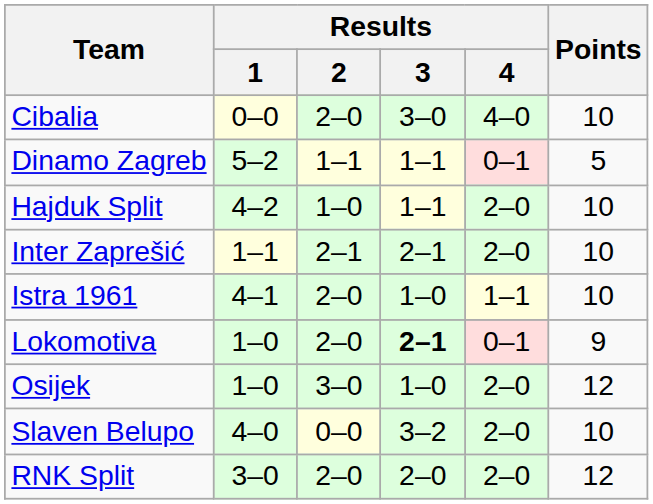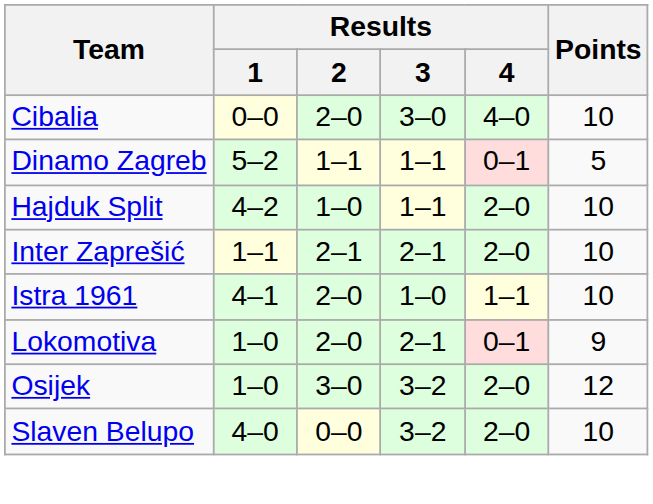(423, 341) bold -> (423, 341) normal
(423, 386) 1–0 -> (423, 386) 3–2
- row: (73, 476)
